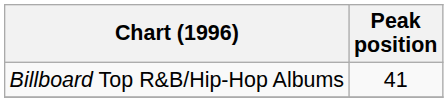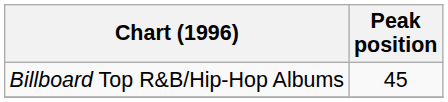(396, 79) 41 -> (396, 79) 45
